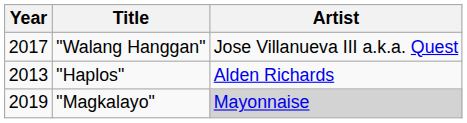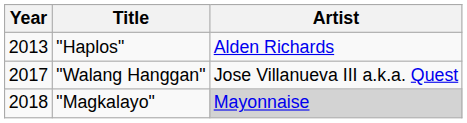rows swapped: (90, 74) <-> (131, 46)
(28, 103) 2019 -> (28, 103) 2018
